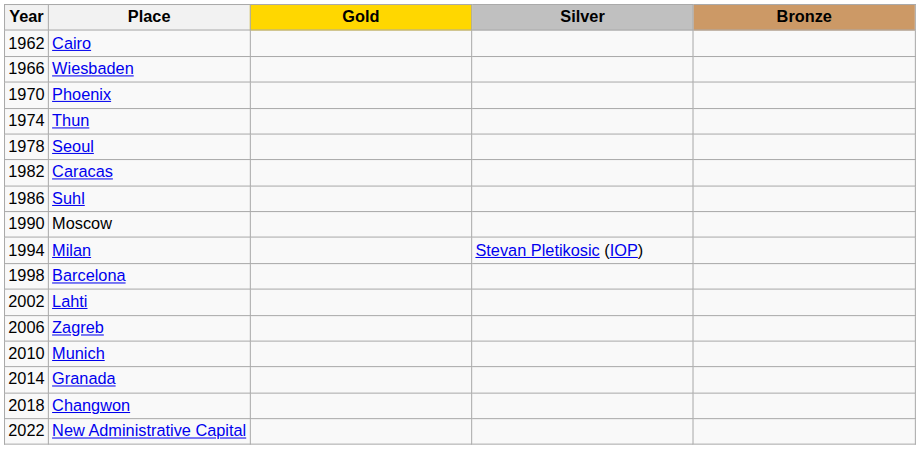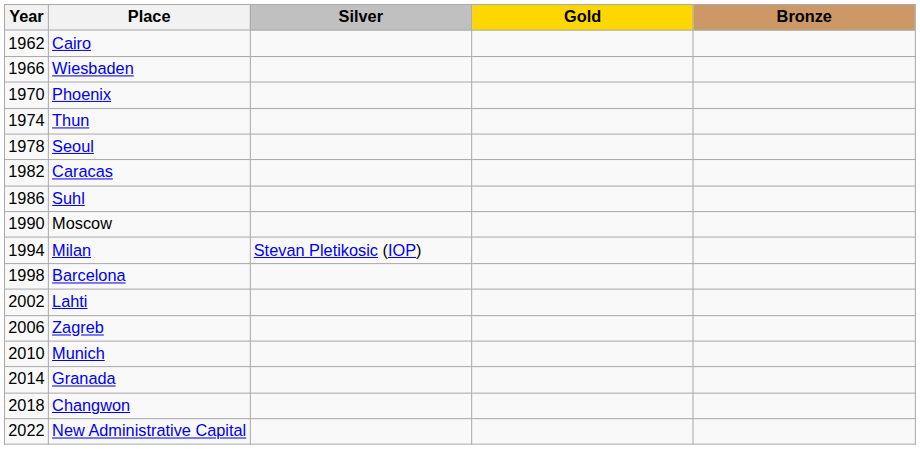columns swapped: (361, 17) <-> (583, 17)
